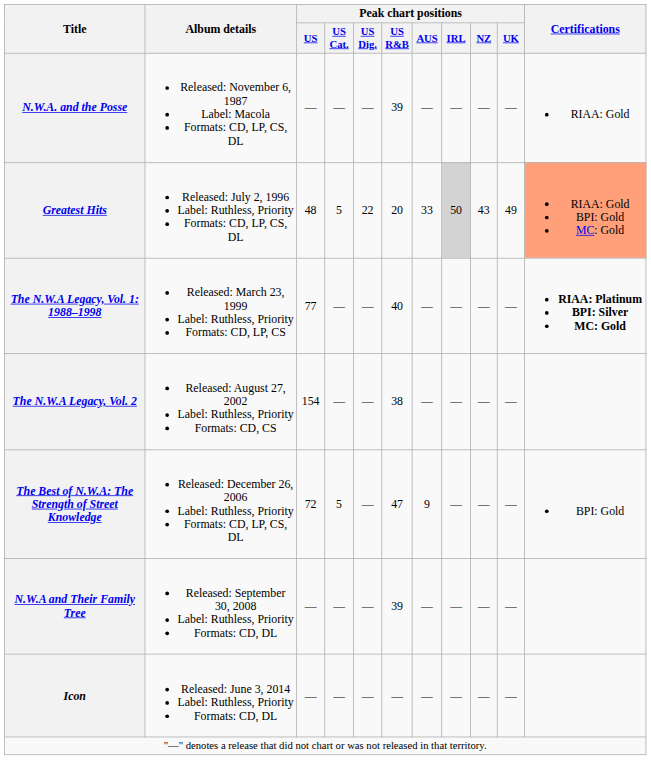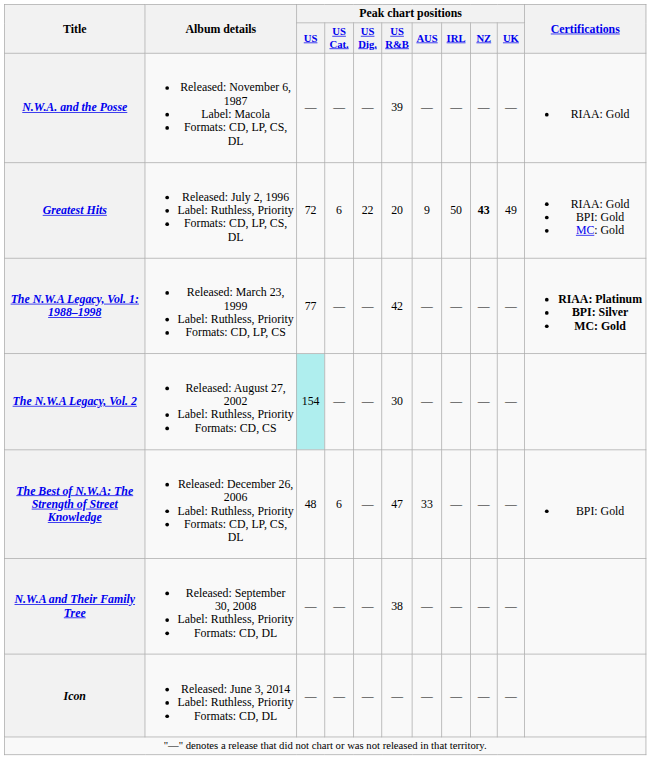(311, 210) 48 -> (311, 210) 72
(339, 210) 5 -> (339, 210) 6
(427, 210) 33 -> (427, 210) 9
(456, 210) lightgrey background -> (456, 210) no background
(484, 210) normal -> (484, 210) bold
(585, 217) lightsalmon background -> (585, 217) no background
(397, 306) 40 -> (397, 306) 42
(311, 401) no background -> (311, 401) paleturquoise background
(397, 401) 38 -> (397, 401) 30
(311, 504) 72 -> (311, 504) 48
(339, 504) 5 -> (339, 504) 6
(427, 504) 9 -> (427, 504) 33
(397, 606) 39 -> (397, 606) 38
